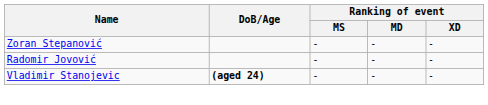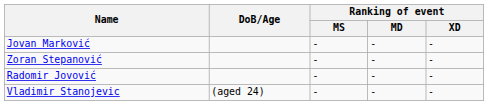+ row: (48, 45)
(238, 77) bold -> (238, 92) normal
